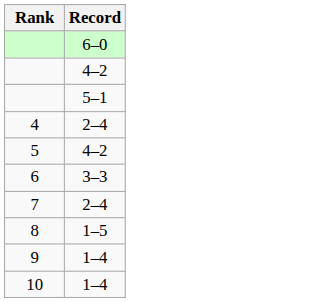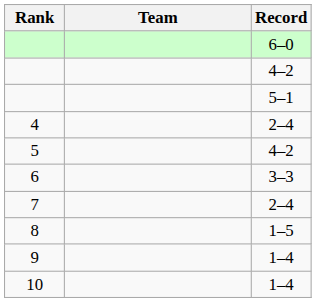+ column: (158, 17)
